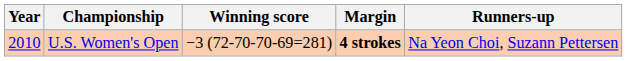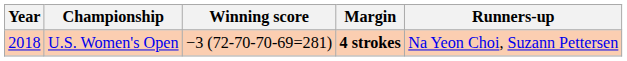(24, 42) 2010 -> (24, 42) 2018
